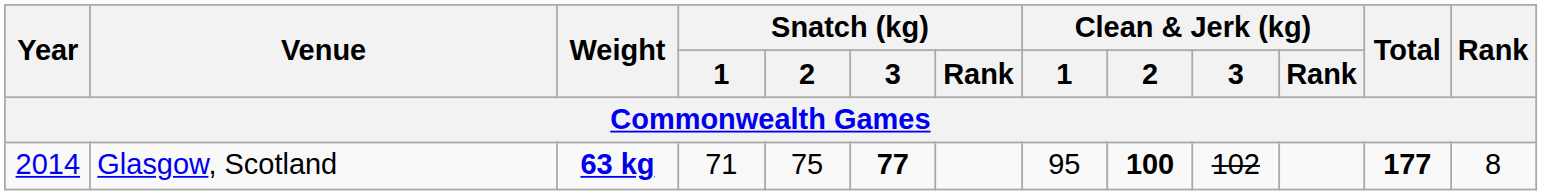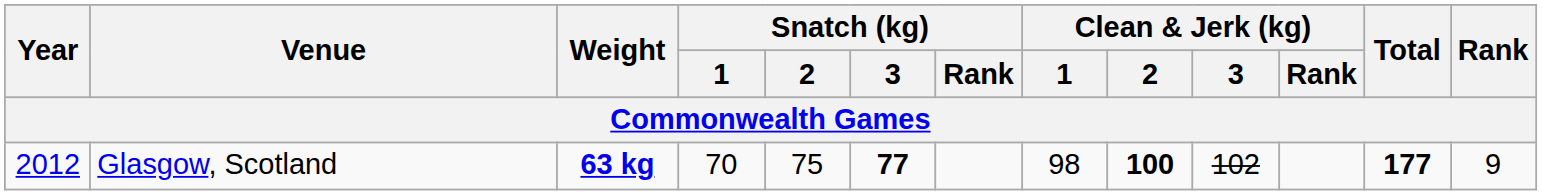(48, 165) 2014 -> (48, 165) 2012
(721, 165) 71 -> (721, 165) 70
(1064, 165) 95 -> (1064, 165) 98
(1493, 165) 8 -> (1493, 165) 9
